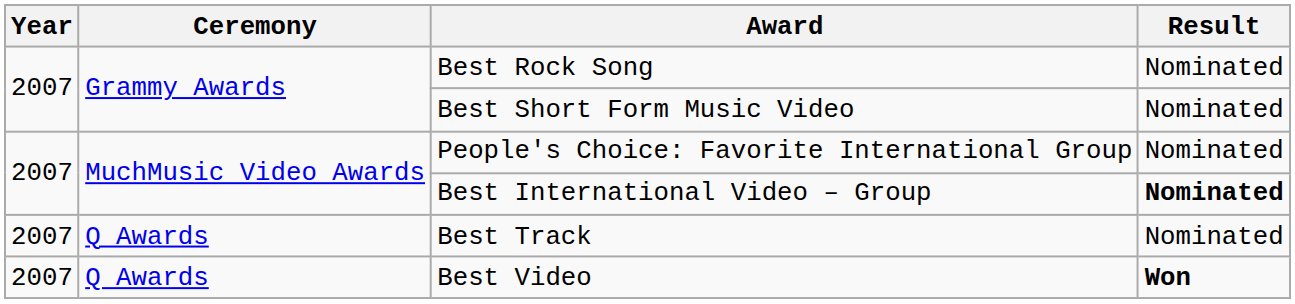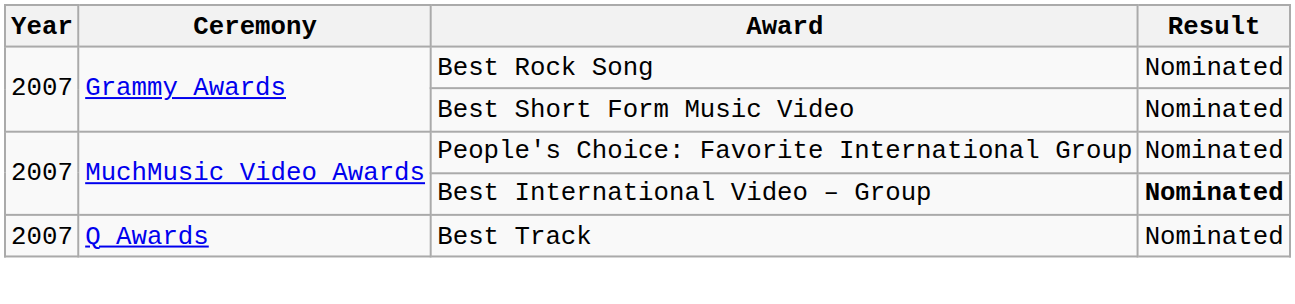- row: (515, 278)
